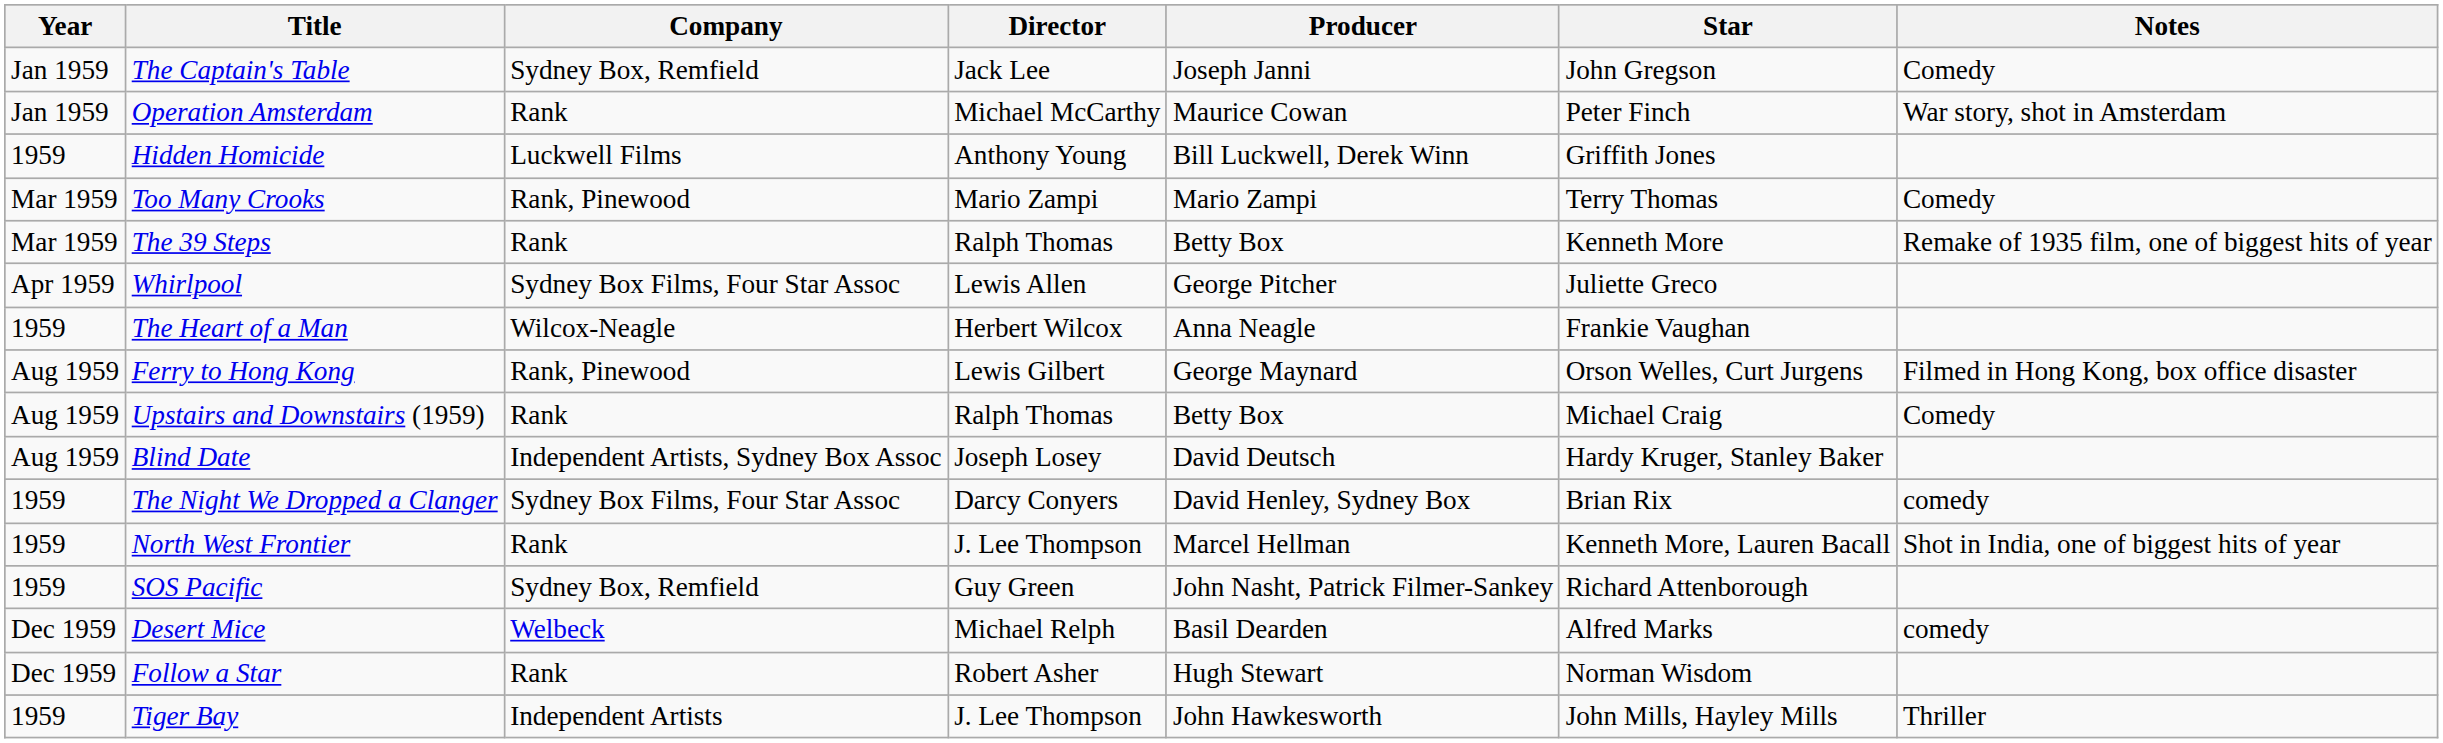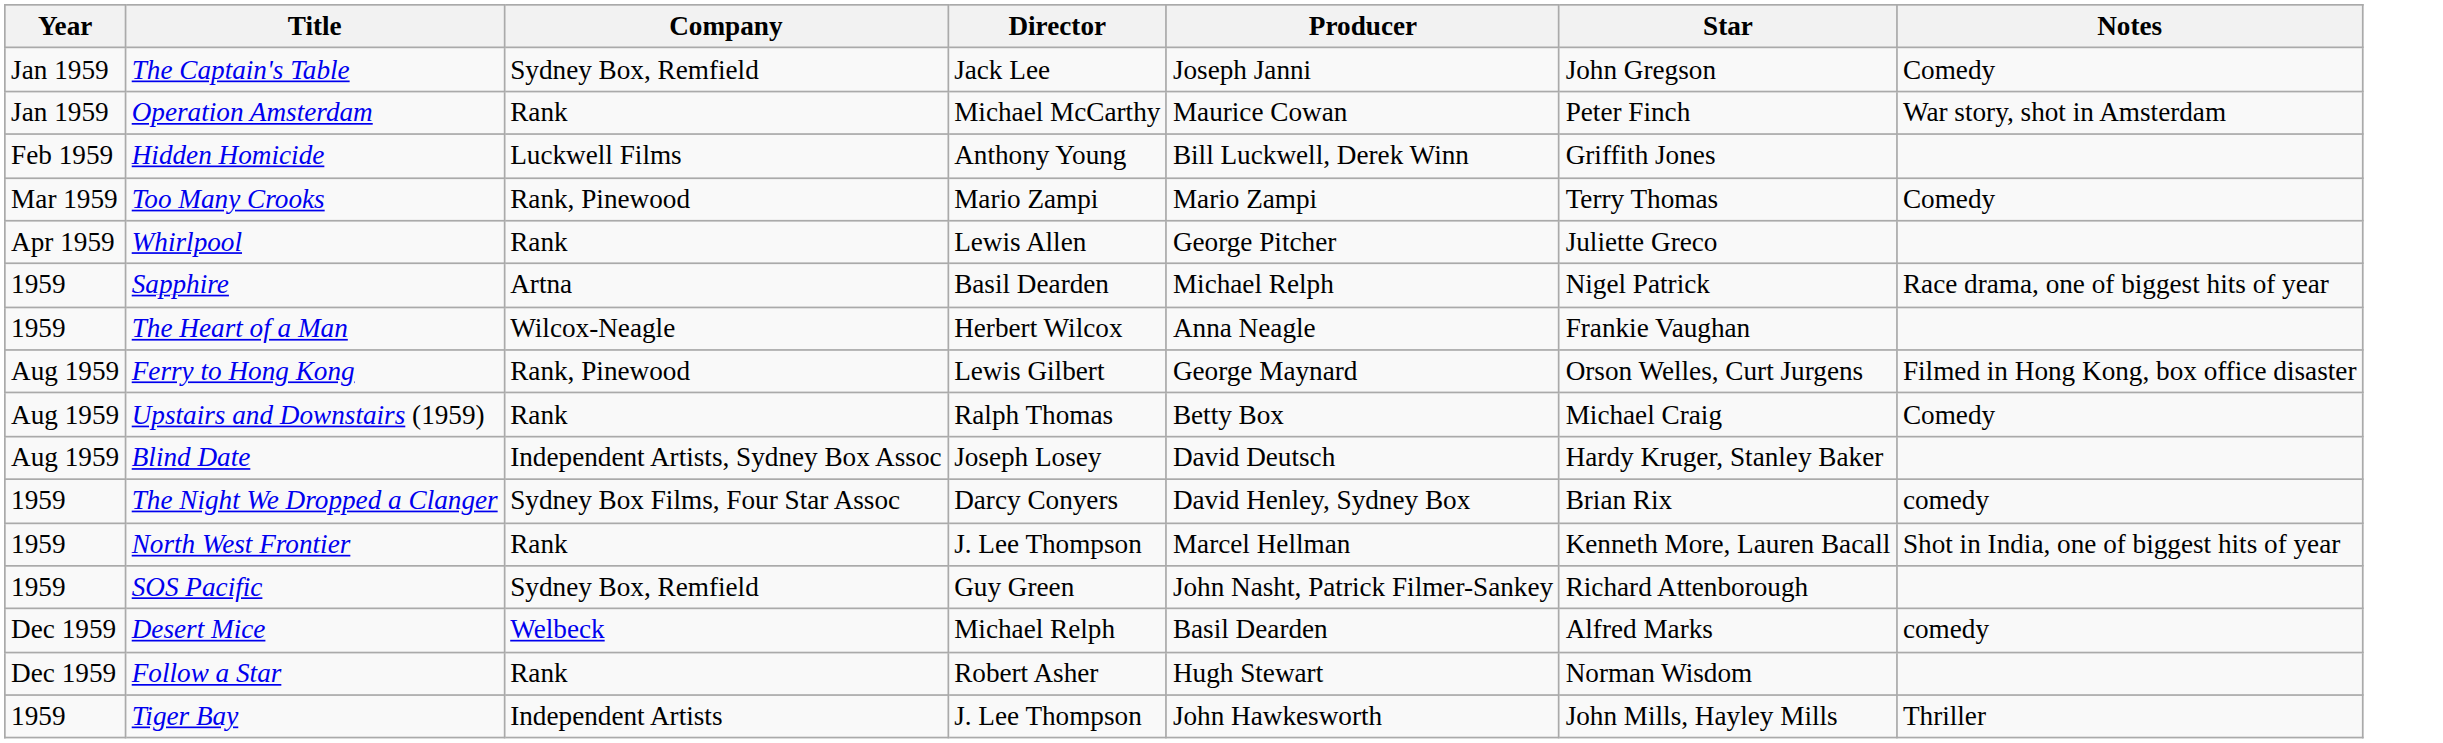(38, 155) 1959 -> (62, 155) Feb 1959
- row: (201, 241)
(705, 284) Sydney Box Films, Four Star Assoc -> (539, 241) Rank
+ row: (180, 284)
